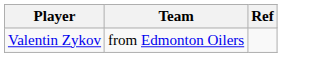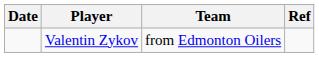+ column: (23, 16)
